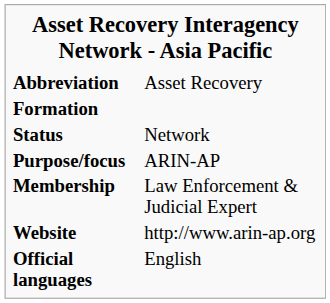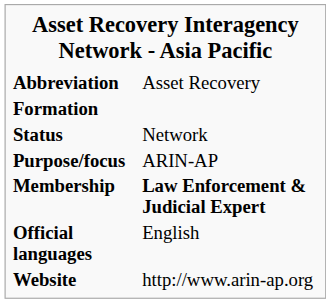(221, 197) normal -> (224, 197) bold
rows swapped: (52, 269) <-> (45, 233)
